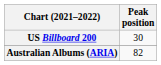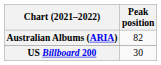rows swapped: (62, 53) <-> (62, 38)
